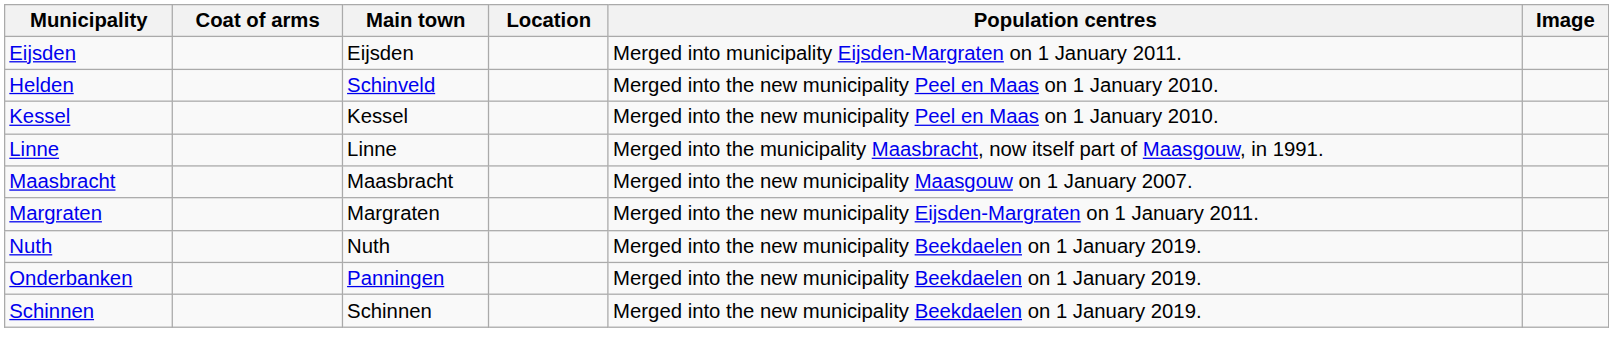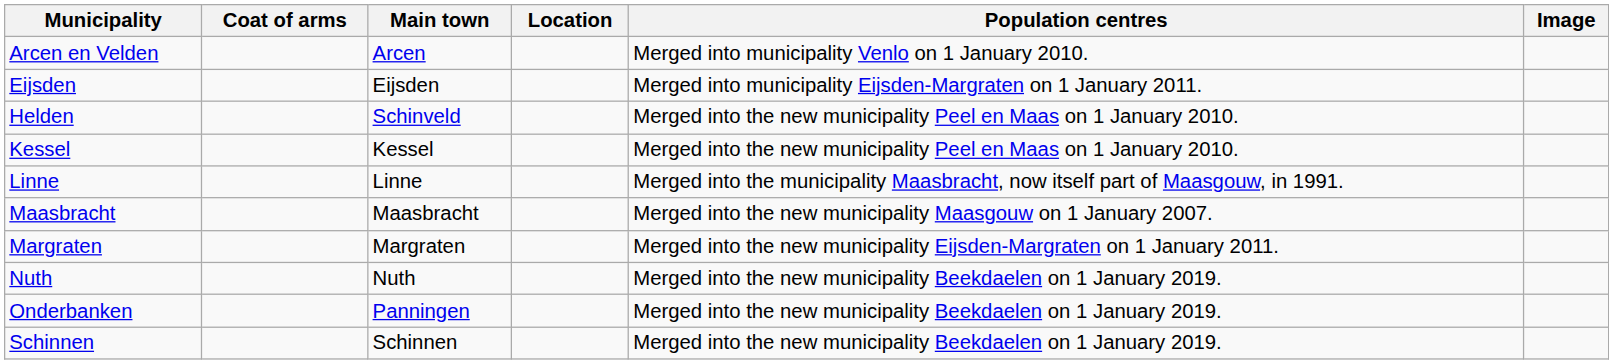+ row: (84, 52)
